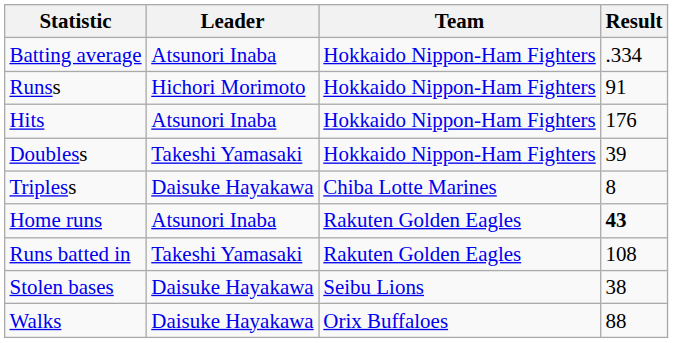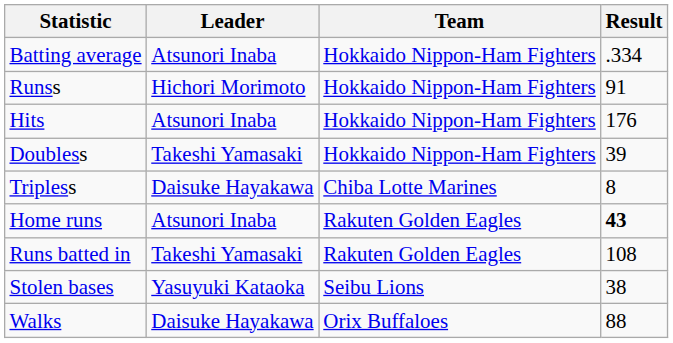(232, 287) Daisuke Hayakawa -> (228, 287) Yasuyuki Kataoka
